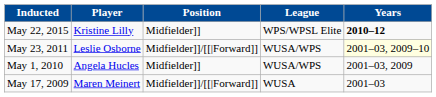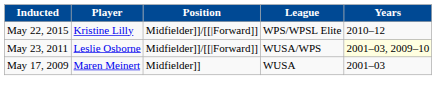(173, 30) Midfielder]] -> (202, 30) Midfielder]]/[[|Forward]]
(366, 30) bold -> (366, 30) normal
- row: (35, 65)
(202, 83) Midfielder]]/[[|Forward]] -> (173, 65) Midfielder]]
